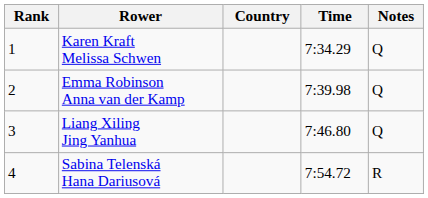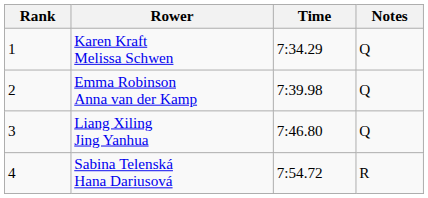- column: (262, 16)
